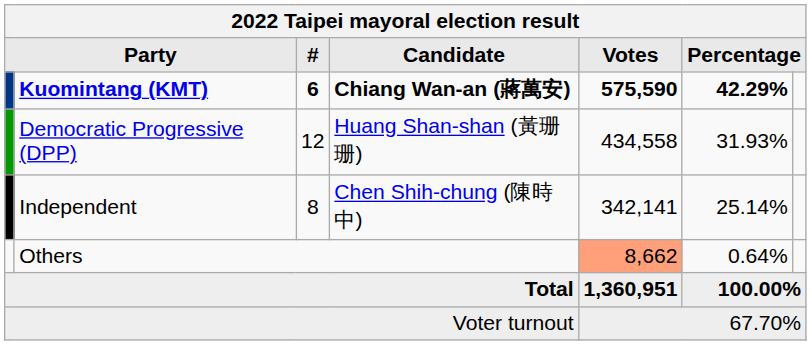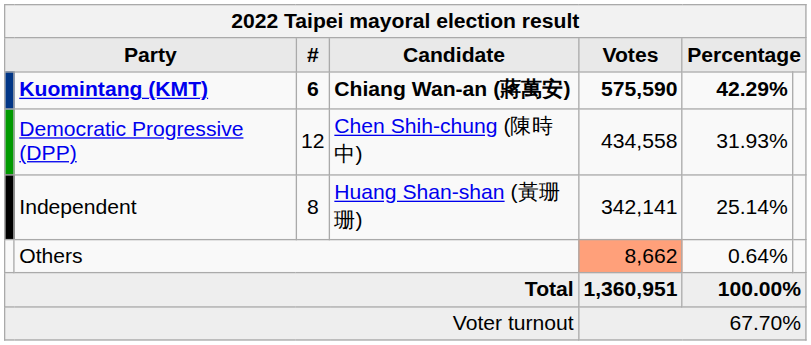(447, 140) Huang Shan-shan (黃珊珊) -> (444, 140) Chen Shih-chung (陳時中)
(444, 206) Chen Shih-chung (陳時中) -> (447, 206) Huang Shan-shan (黃珊珊)
